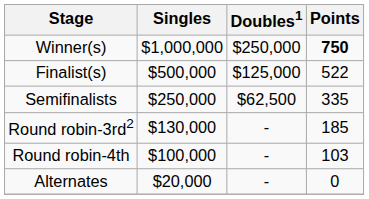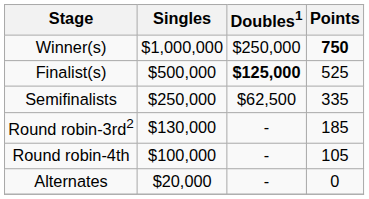(266, 73) normal -> (266, 73) bold
(335, 73) 522 -> (335, 73) 525
(335, 155) 103 -> (335, 155) 105
